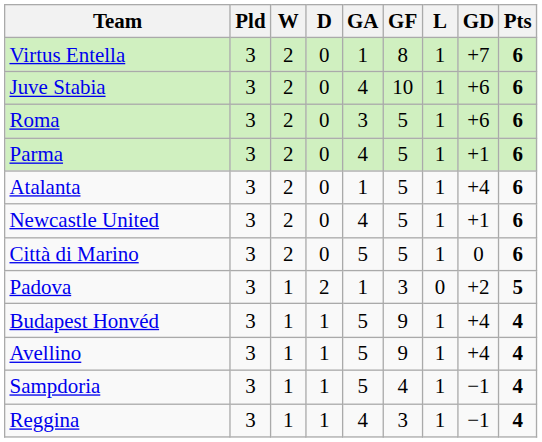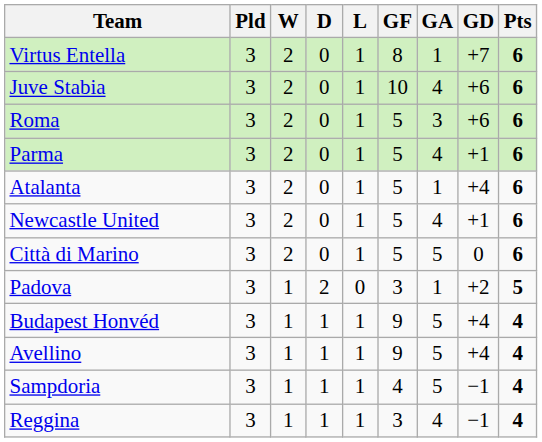columns swapped: (440, 21) <-> (363, 21)
